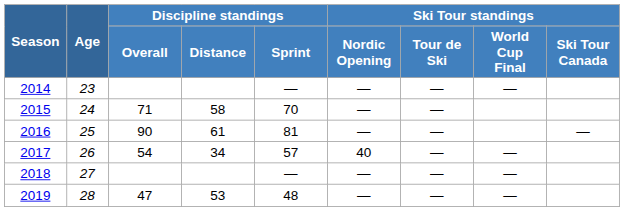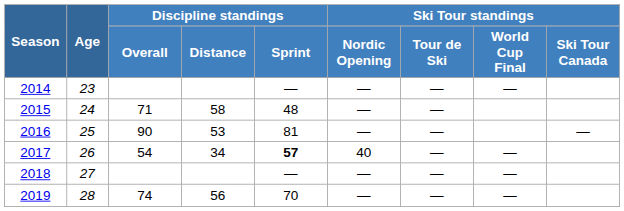(291, 110) 70 -> (291, 110) 48
(218, 131) 61 -> (218, 131) 53
(291, 153) normal -> (291, 153) bold
(145, 196) 47 -> (145, 196) 74
(218, 196) 53 -> (218, 196) 56
(291, 196) 48 -> (291, 196) 70
